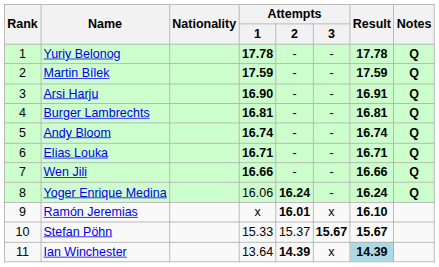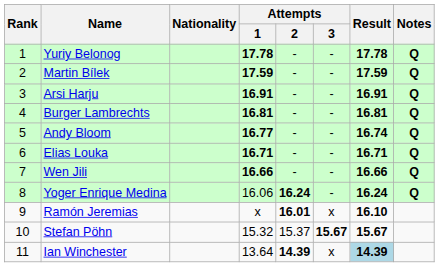(258, 93) 16.90 -> (258, 93) 16.91
(258, 133) 16.74 -> (258, 133) 16.77
(258, 232) 15.33 -> (258, 232) 15.32
